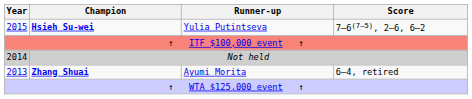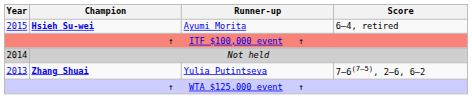(225, 27) Yulia Putintseva -> (215, 26) Ayumi Morita
(381, 27) 7–6(7–5), 2–6, 6–2 -> (367, 26) 6–4, retired
(215, 72) Ayumi Morita -> (225, 71) Yulia Putintseva
(367, 72) 6–4, retired -> (381, 71) 7–6(7–5), 2–6, 6–2
